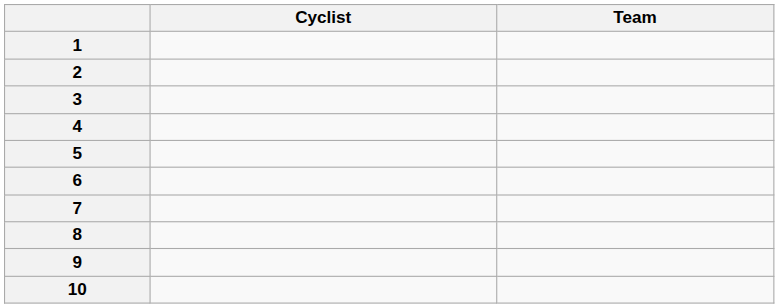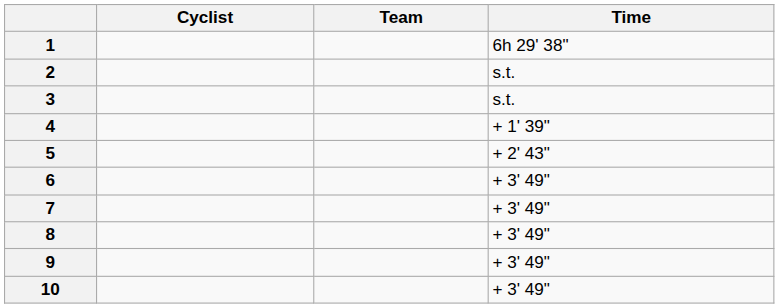+ column: (631, 18)
